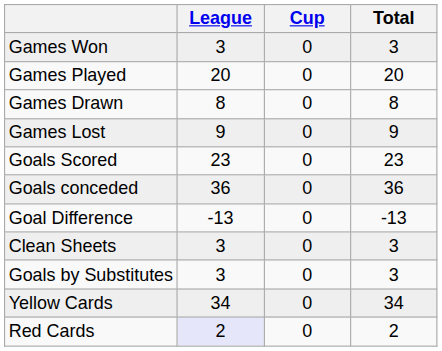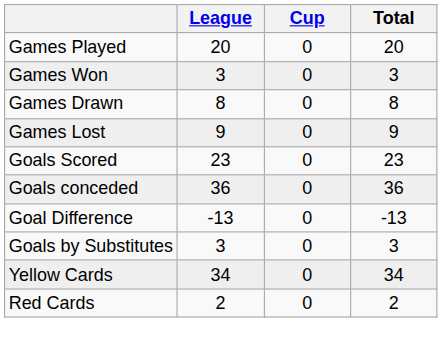rows swapped: (67, 75) <-> (58, 47)
- row: (62, 246)
(221, 331) lavender background -> (221, 302) no background
